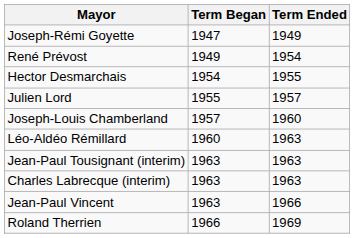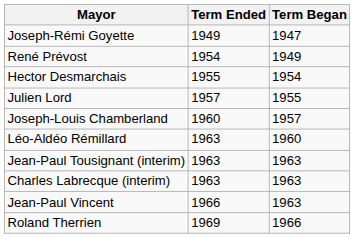columns swapped: (229, 14) <-> (310, 14)
